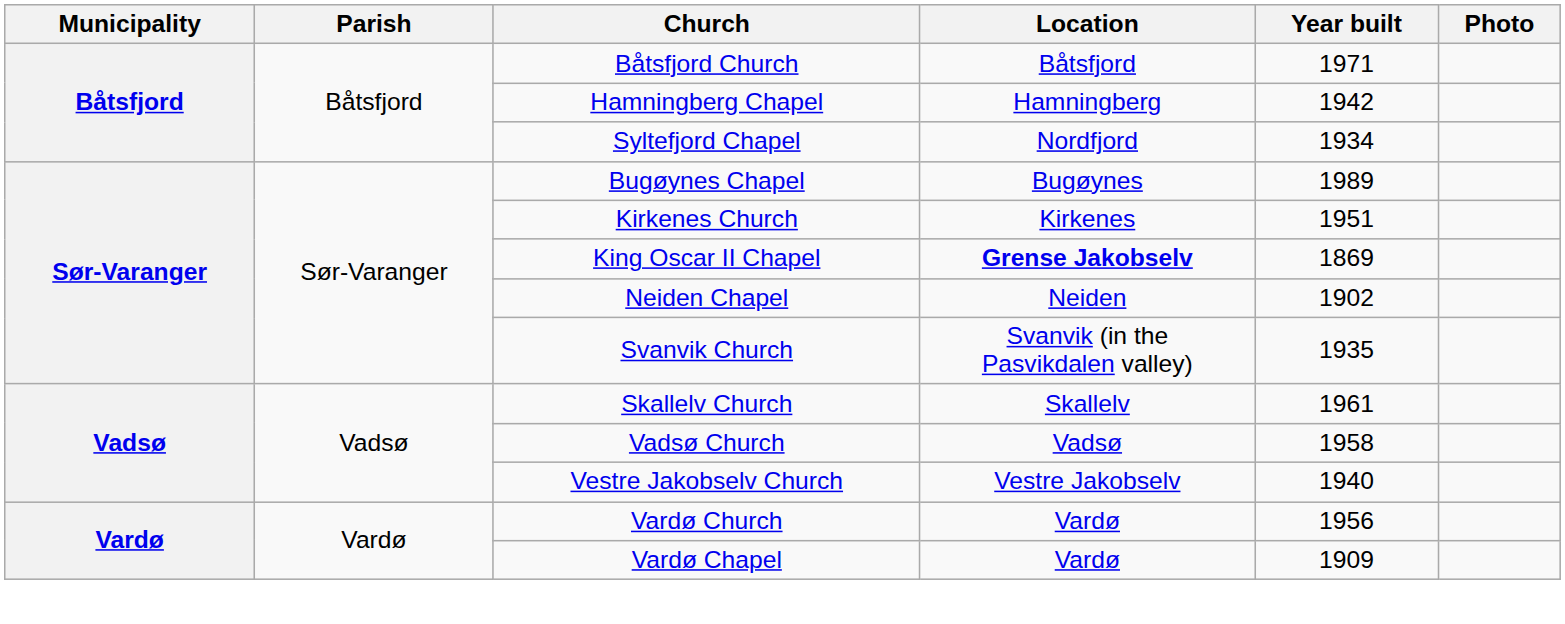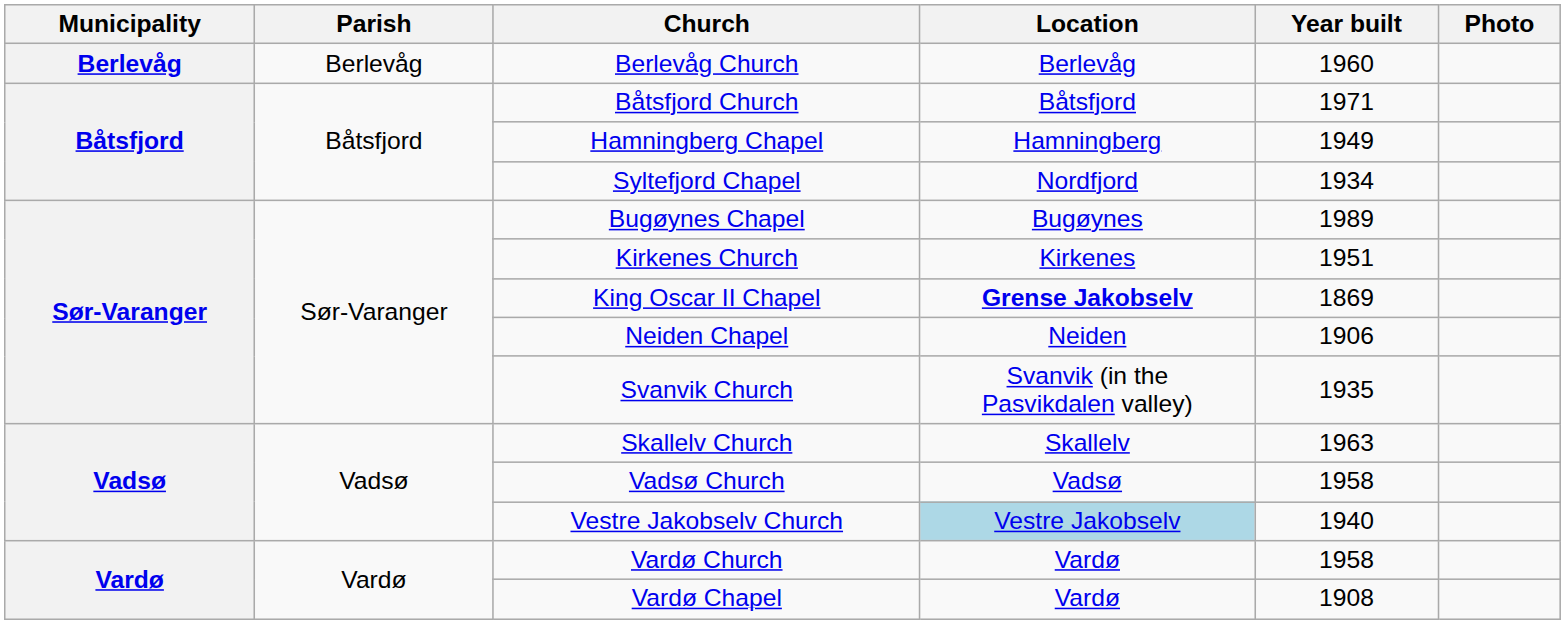+ row: (707, 63)
(1346, 102) 1942 -> (1346, 141) 1949
(1346, 297) 1902 -> (1346, 336) 1906
(1346, 403) 1961 -> (1346, 442) 1963
(1087, 481) no background -> (1087, 520) lightblue background
(1346, 520) 1956 -> (1346, 559) 1958
(1346, 559) 1909 -> (1346, 598) 1908
